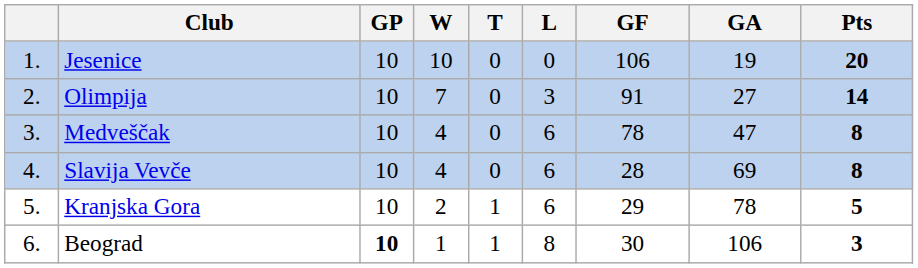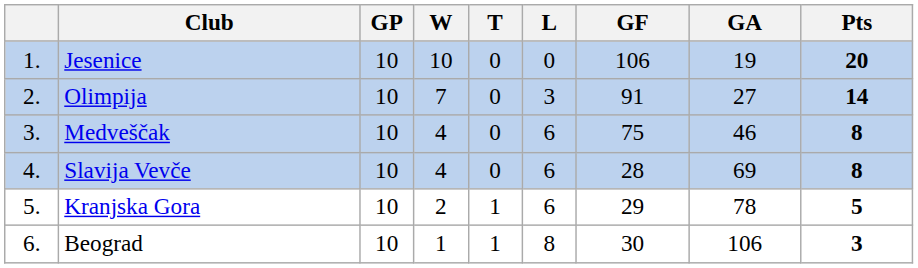(632, 133) 78 -> (632, 133) 75
(745, 133) 47 -> (745, 133) 46
(387, 243) bold -> (387, 243) normal
